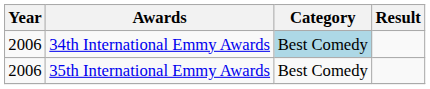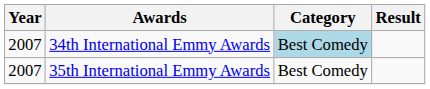(25, 44) 2006 -> (25, 44) 2007
(25, 70) 2006 -> (25, 70) 2007
